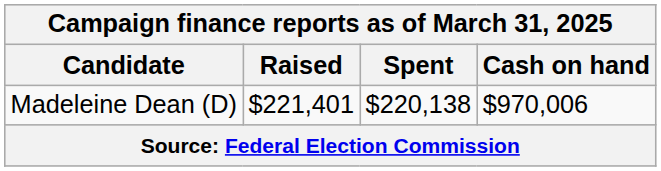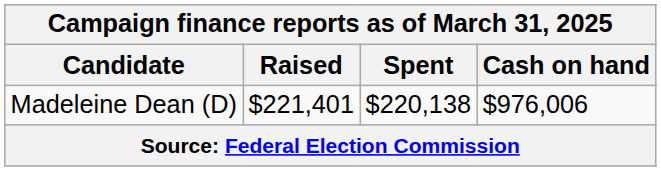(535, 104) $970,006 -> (535, 104) $976,006
